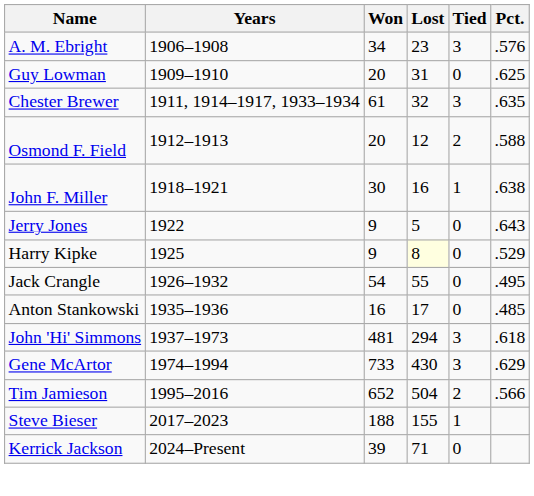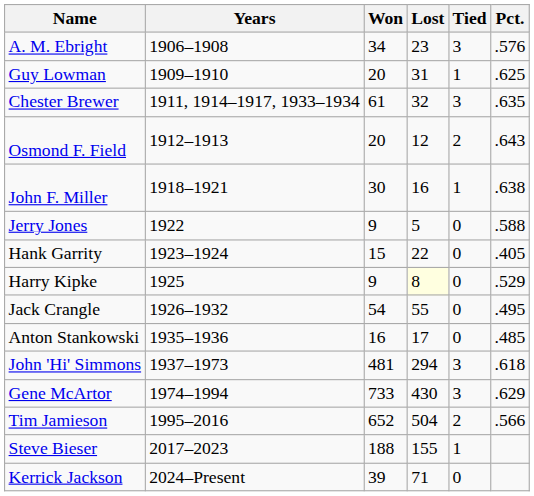(457, 74) 0 -> (457, 74) 1
(510, 140) .588 -> (510, 140) .643
(510, 225) .643 -> (510, 225) .588
+ row: (55, 253)
